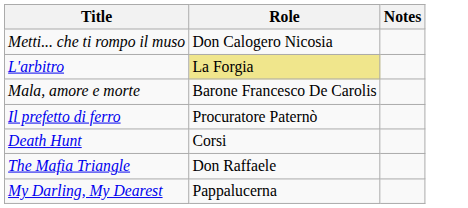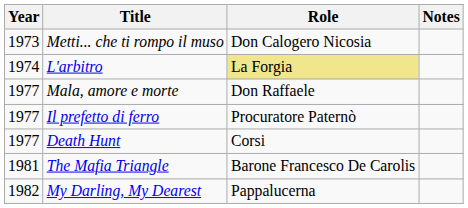+ column: (24, 16)
(285, 91) Barone Francesco De Carolis -> (273, 91) Don Raffaele
(234, 166) Don Raffaele -> (323, 166) Barone Francesco De Carolis
